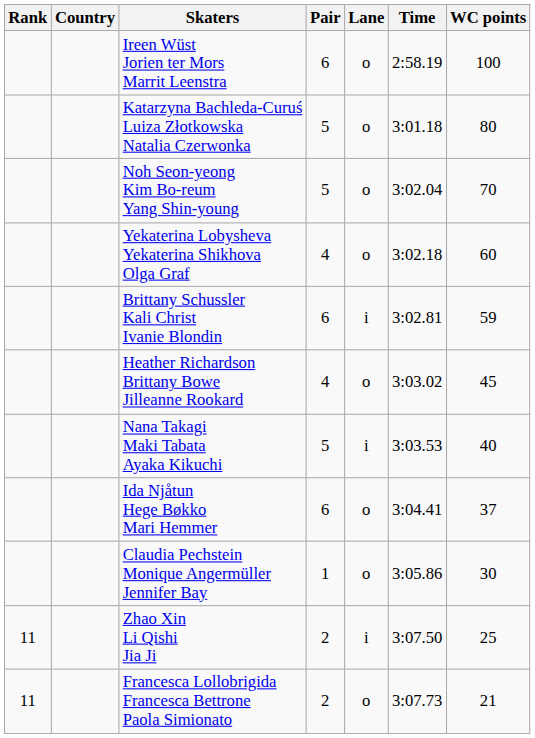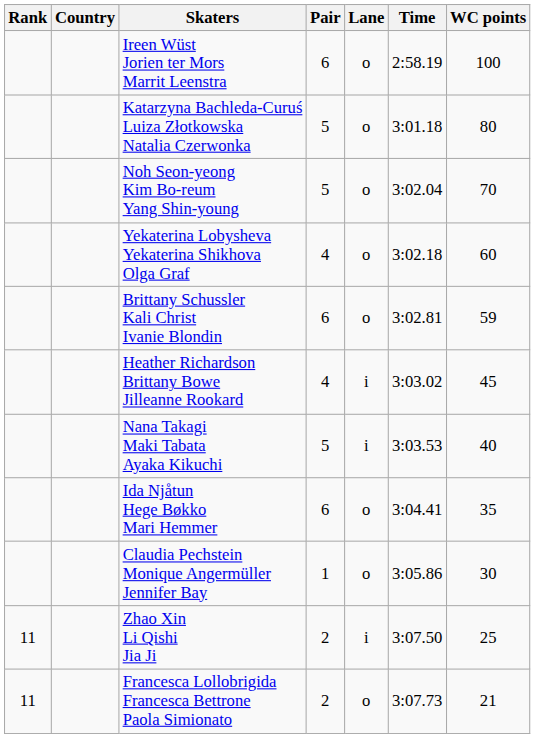(366, 318) i -> (366, 318) o
(366, 381) o -> (366, 381) i
(488, 509) 37 -> (488, 509) 35
